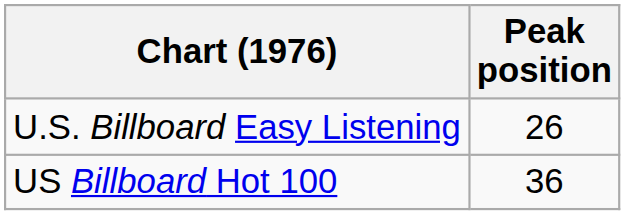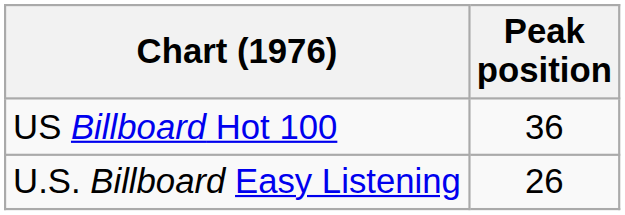rows swapped: (237, 126) <-> (175, 181)
